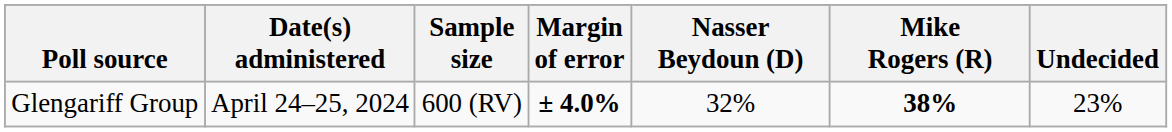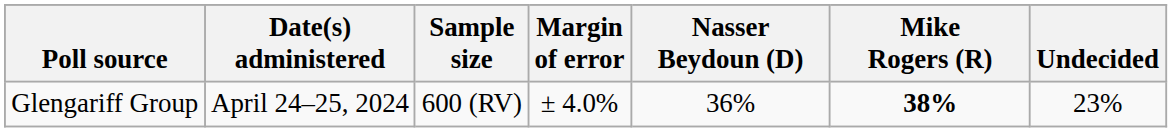(579, 103) bold -> (580, 103) normal
(731, 103) 32% -> (731, 103) 36%
